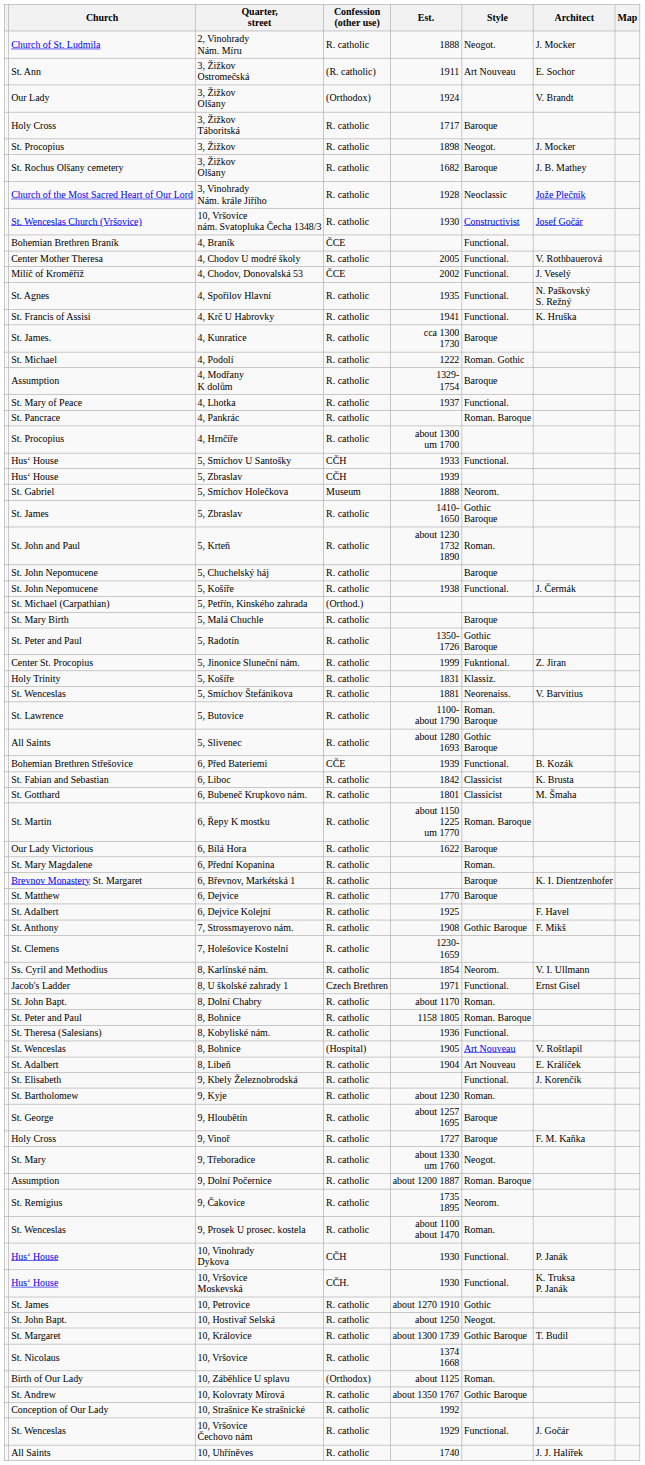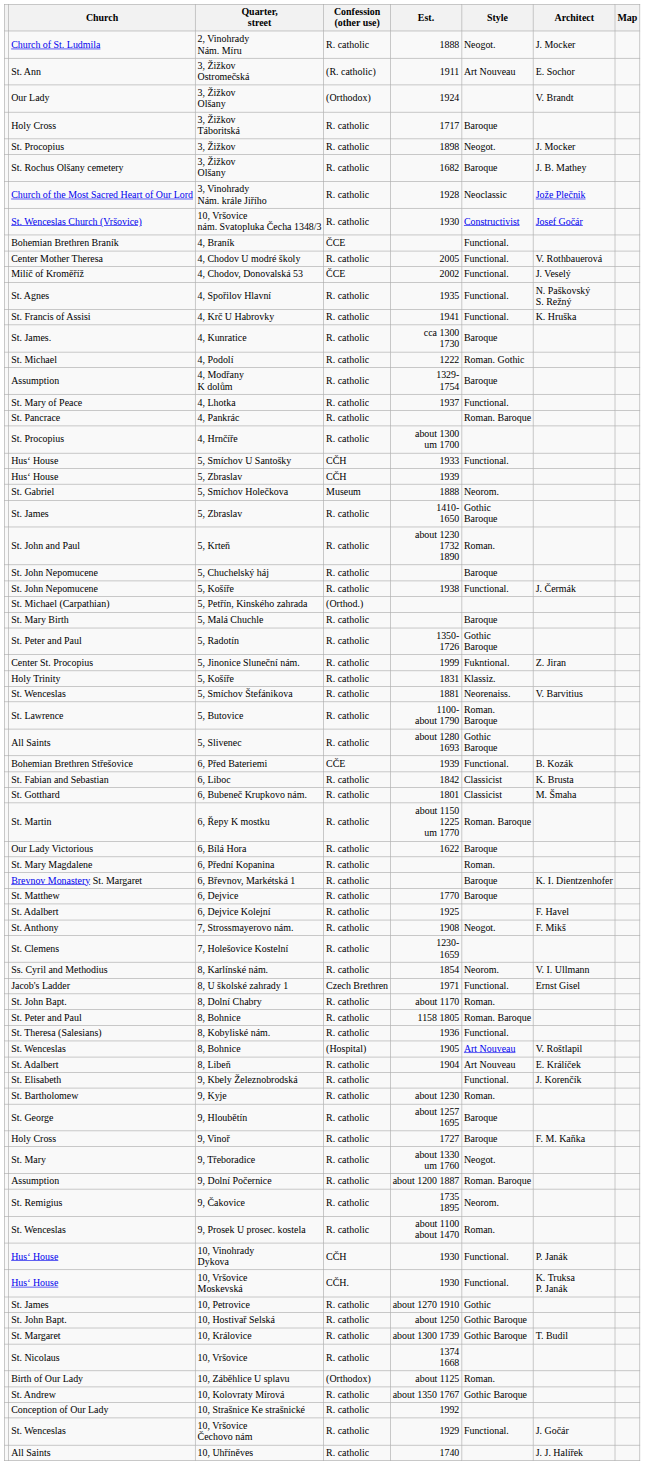(495, 927) Gothic Baroque -> (480, 927) Neogot.
(480, 1320) Neogot. -> (495, 1320) Gothic Baroque
